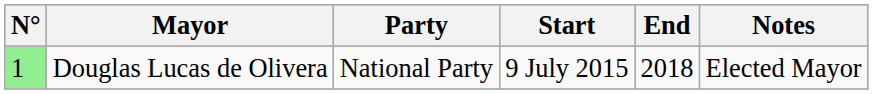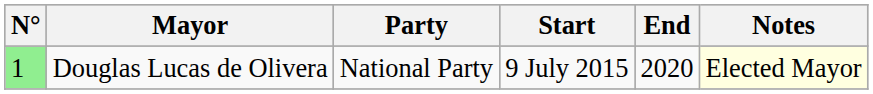(667, 67) 2018 -> (667, 67) 2020
(784, 67) no background -> (784, 67) lightyellow background
